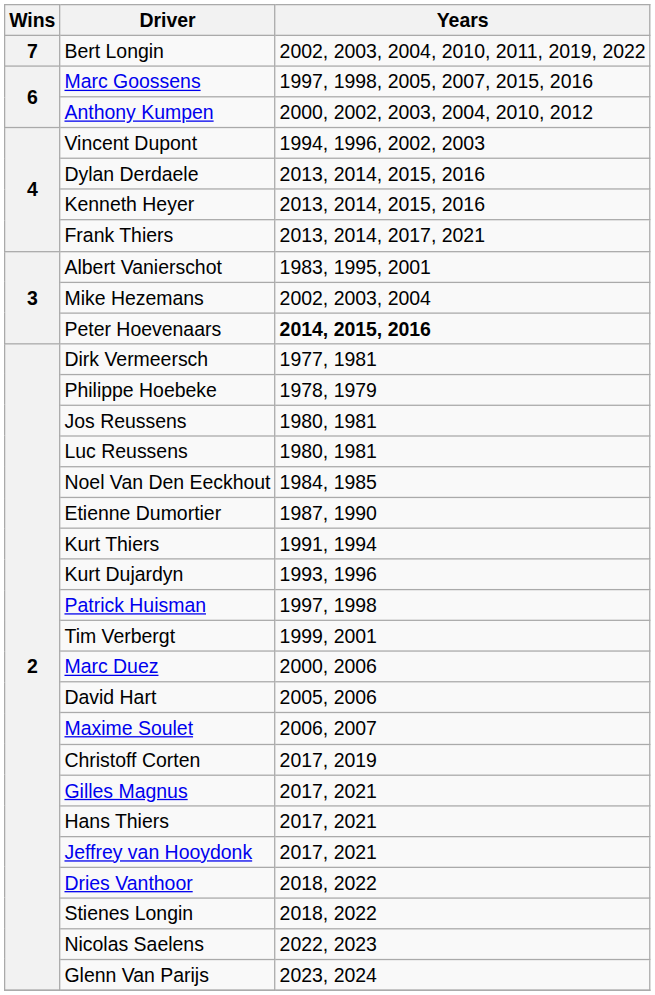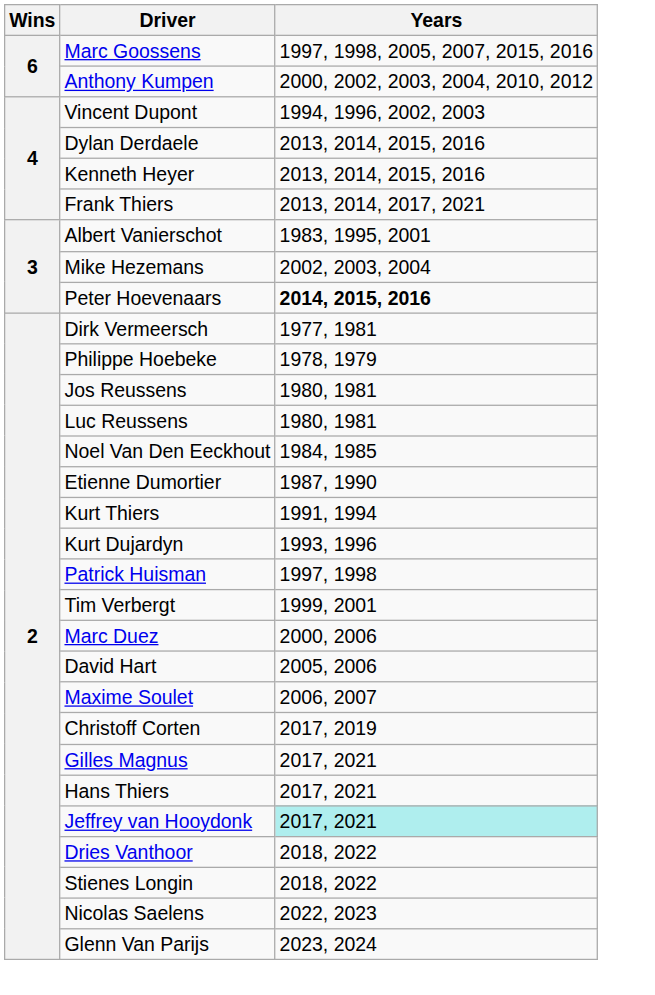- row: (114, 51)
(328, 852) no background -> (328, 821) paleturquoise background
